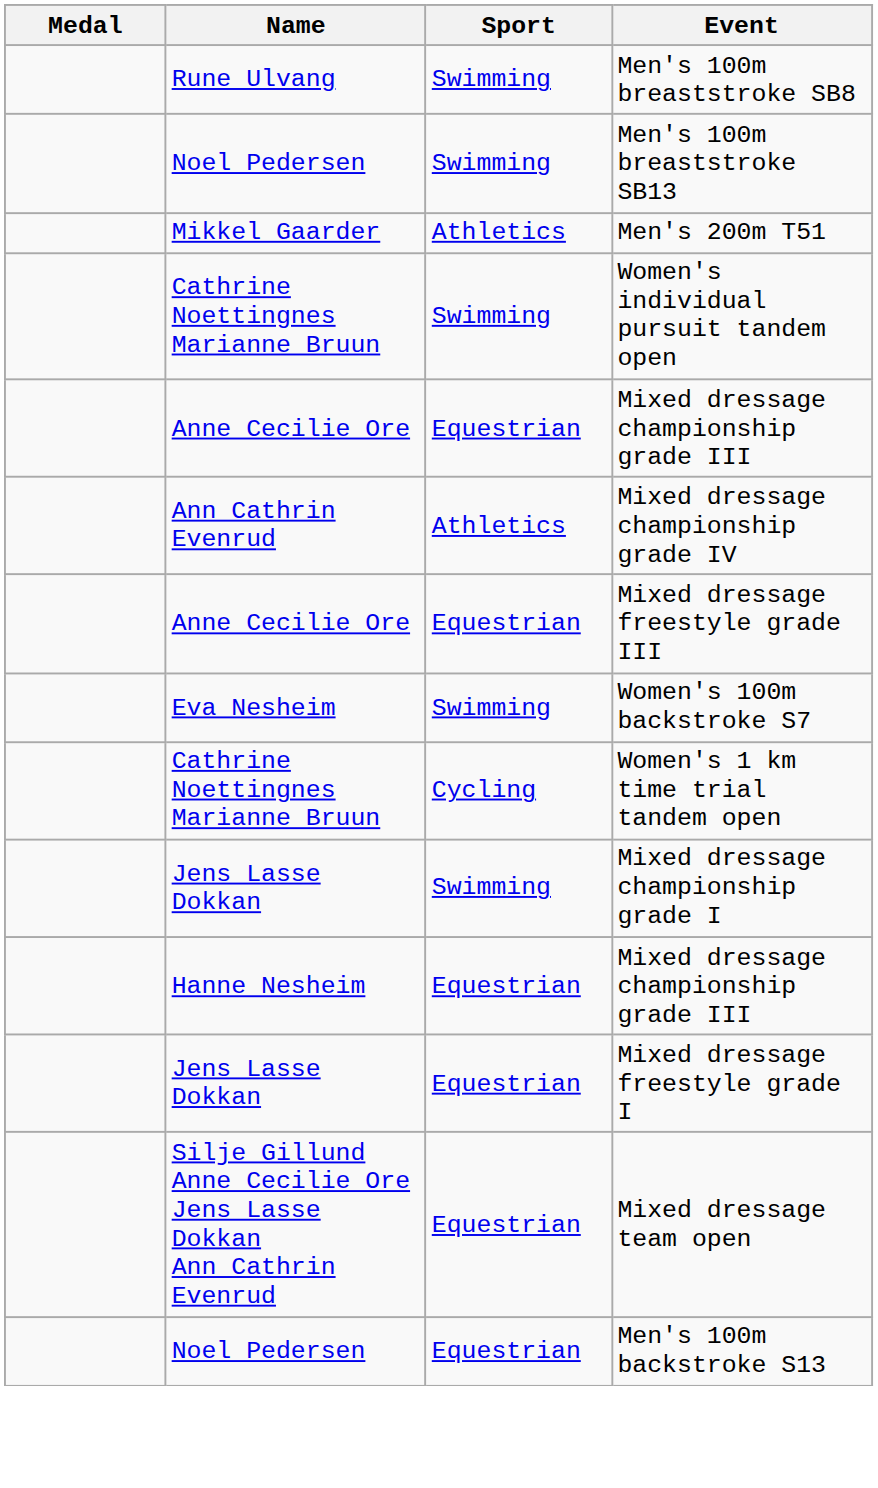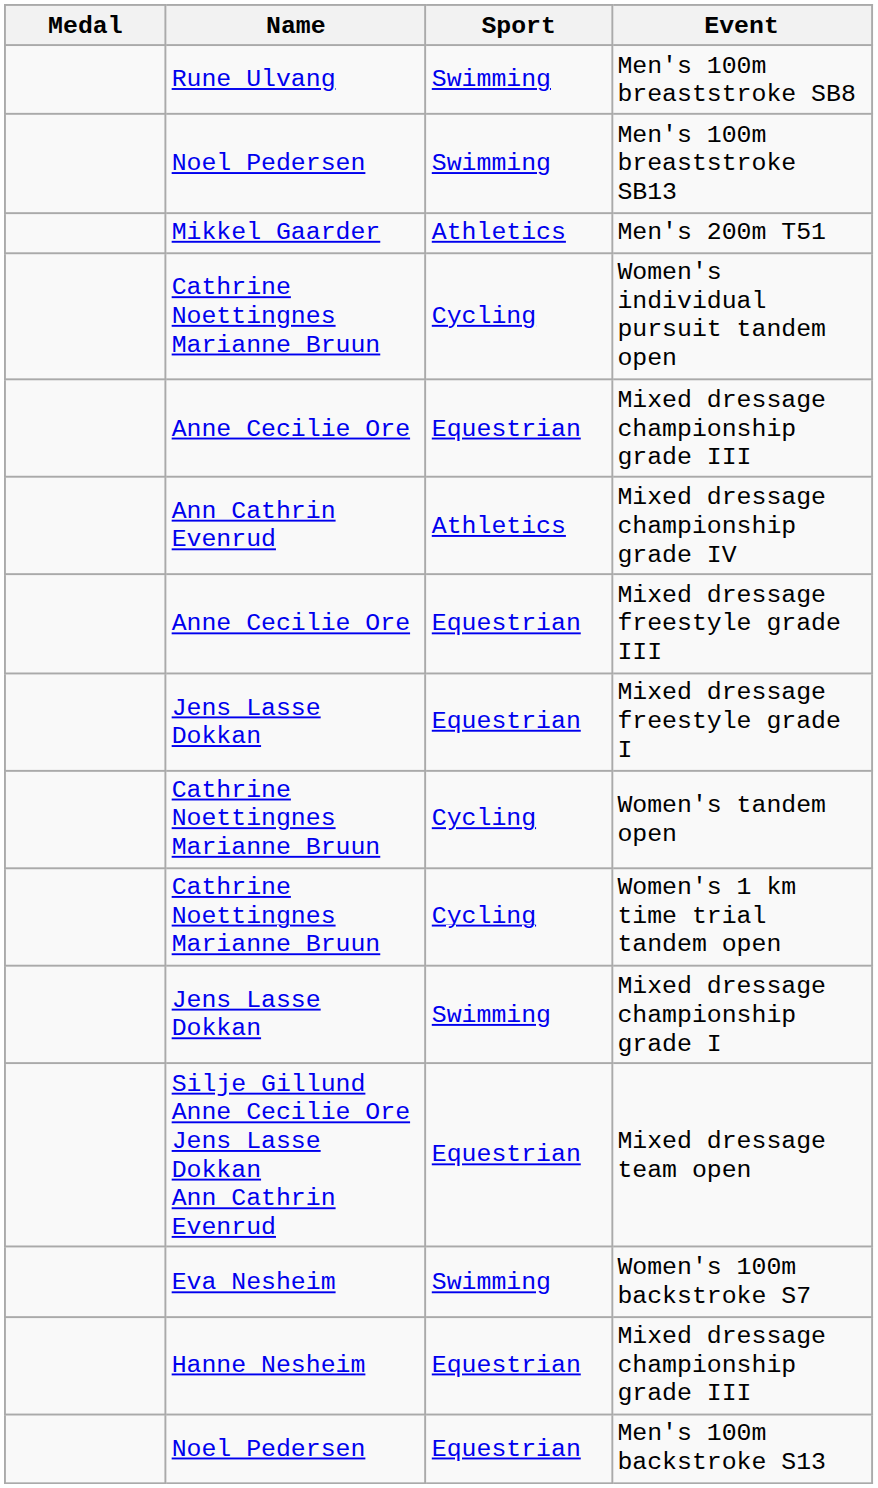(491, 316) Swimming -> (484, 316) Cycling
rows swapped: (254, 707) <-> (246, 1084)
+ row: (276, 819)
rows swapped: (269, 986) <-> (291, 1225)
